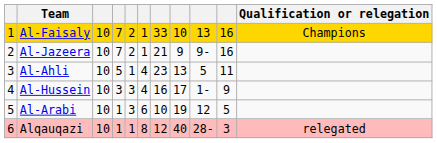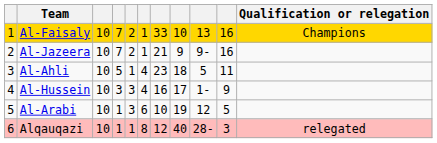(180, 71) 13 -> (180, 71) 18
